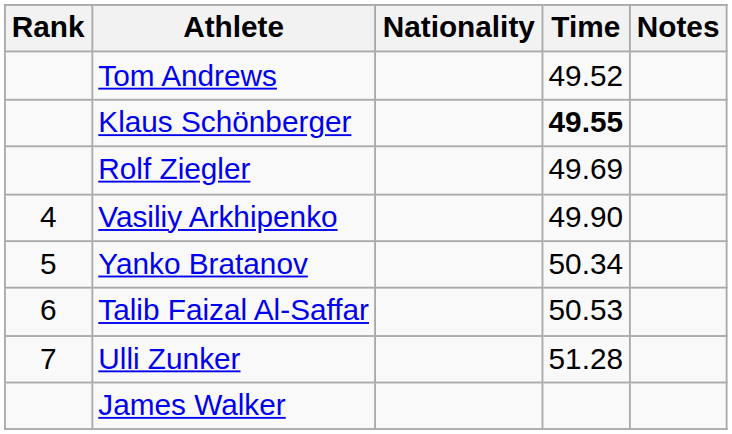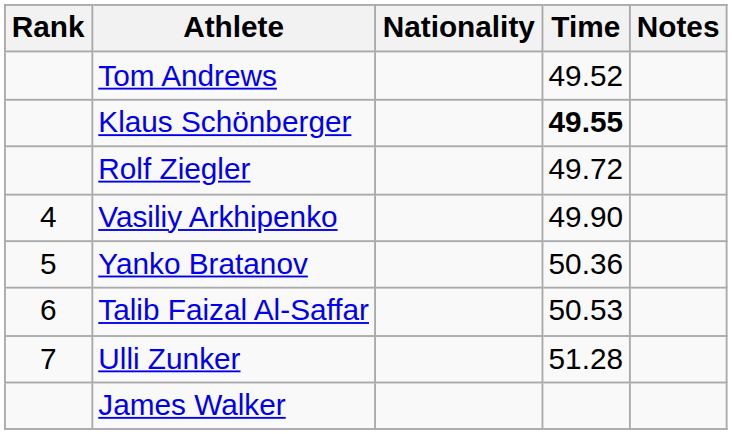(586, 169) 49.69 -> (586, 169) 49.72
(586, 264) 50.34 -> (586, 264) 50.36
